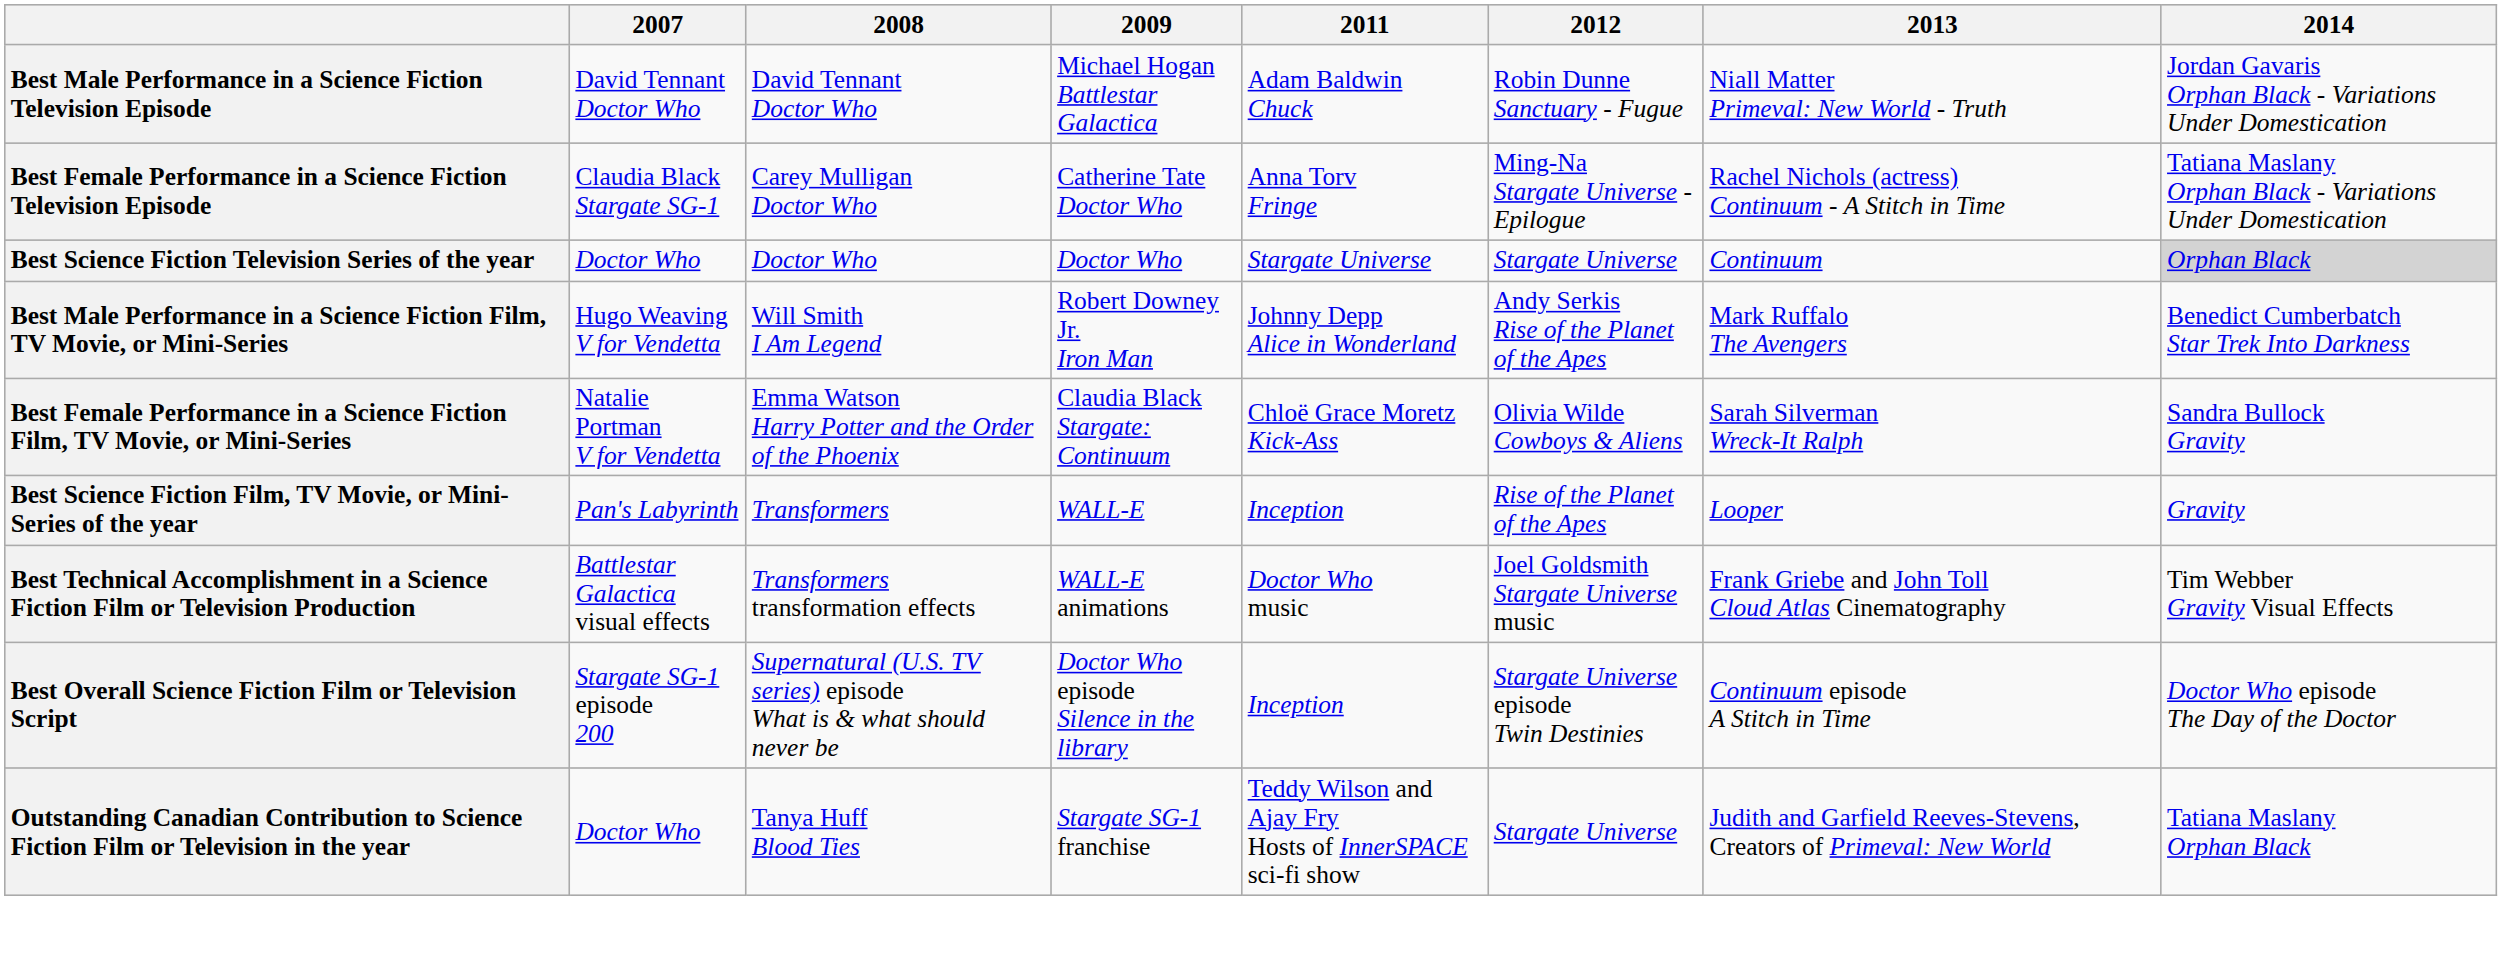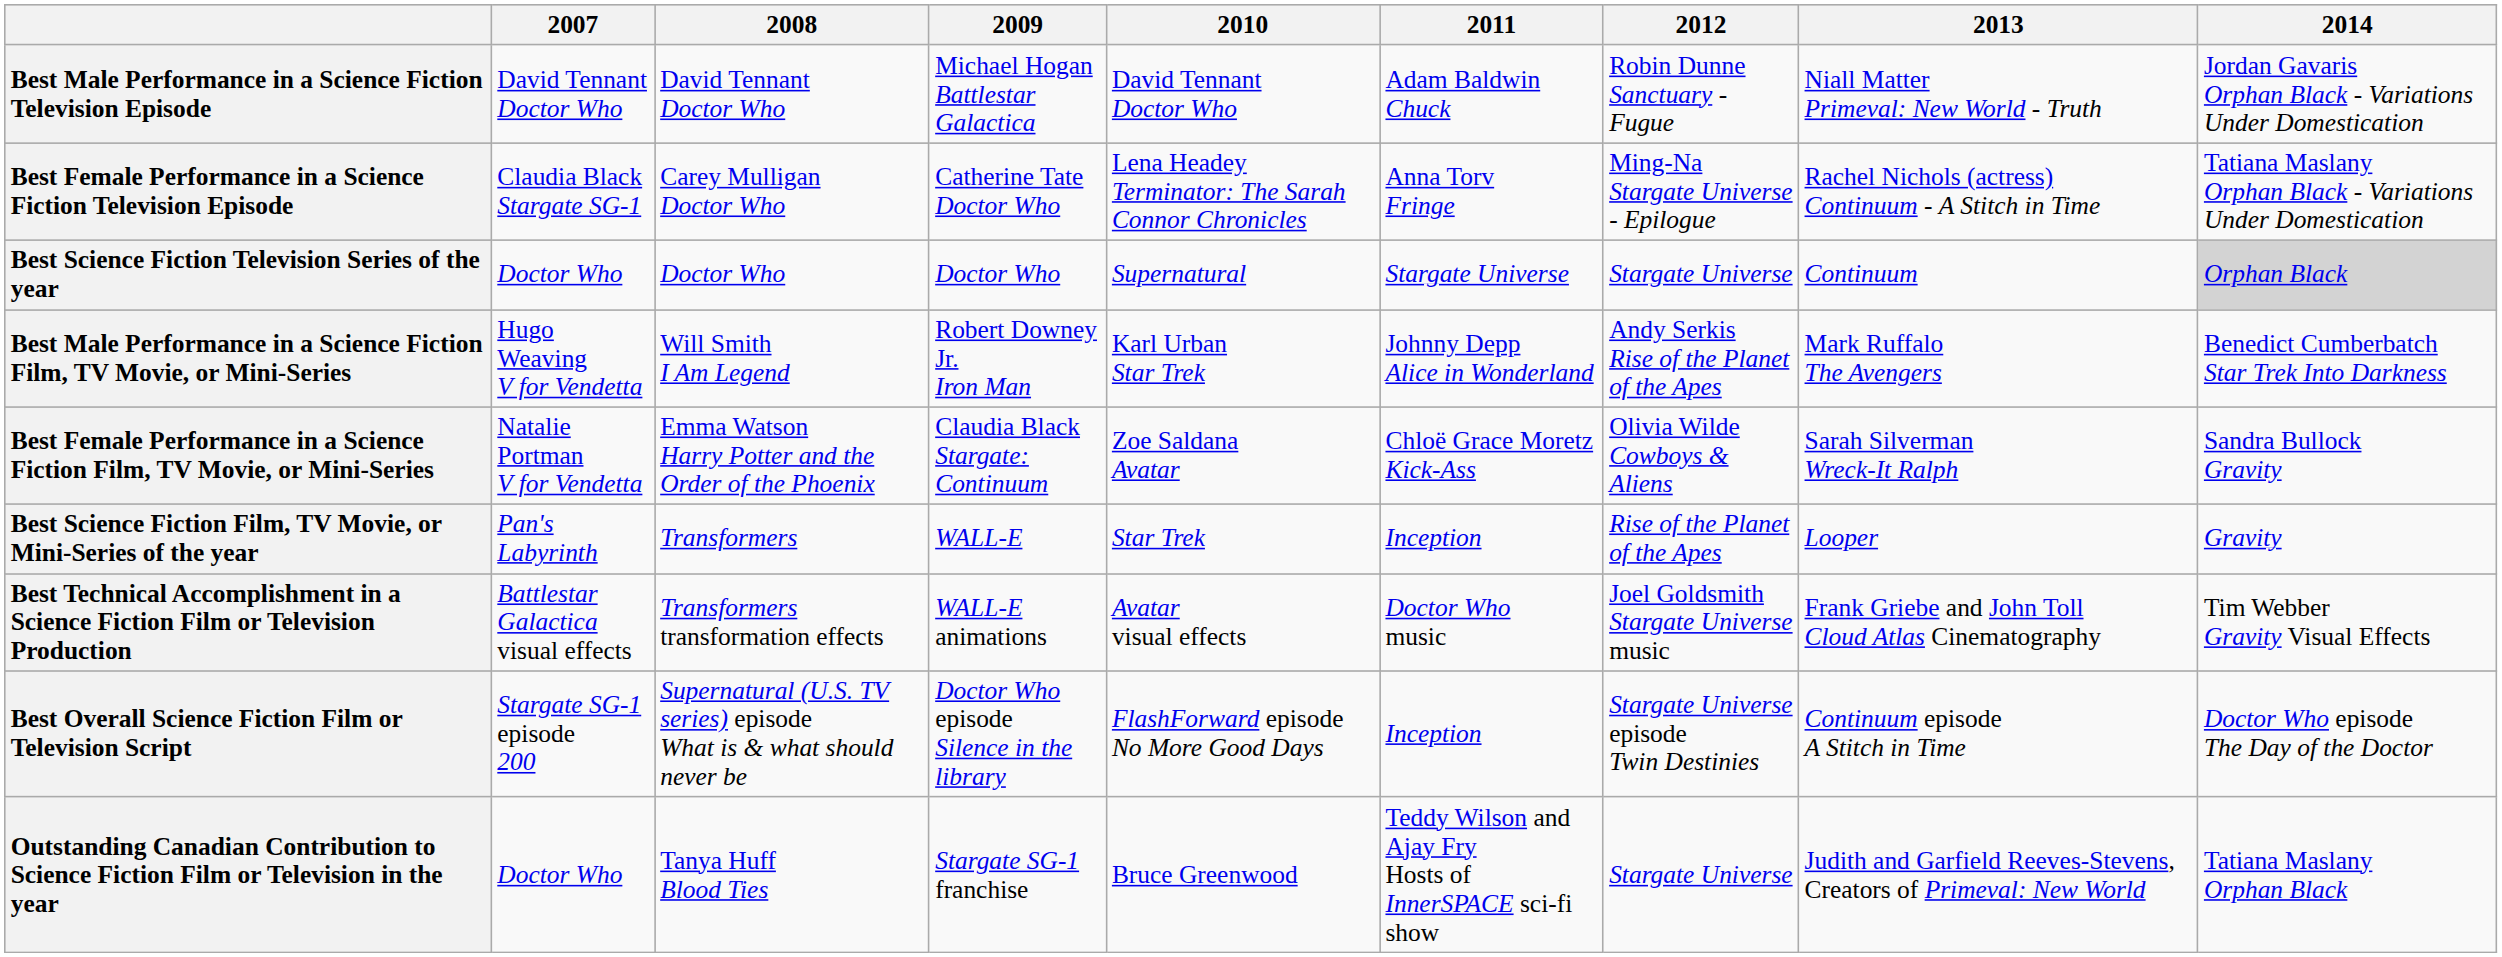+ column: (1243, 24)
